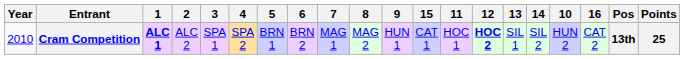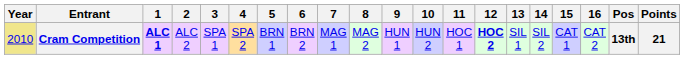columns swapped: (565, 13) <-> (427, 13)
(20, 38) no background -> (20, 38) khaki background
(659, 38) 25 -> (659, 38) 21
